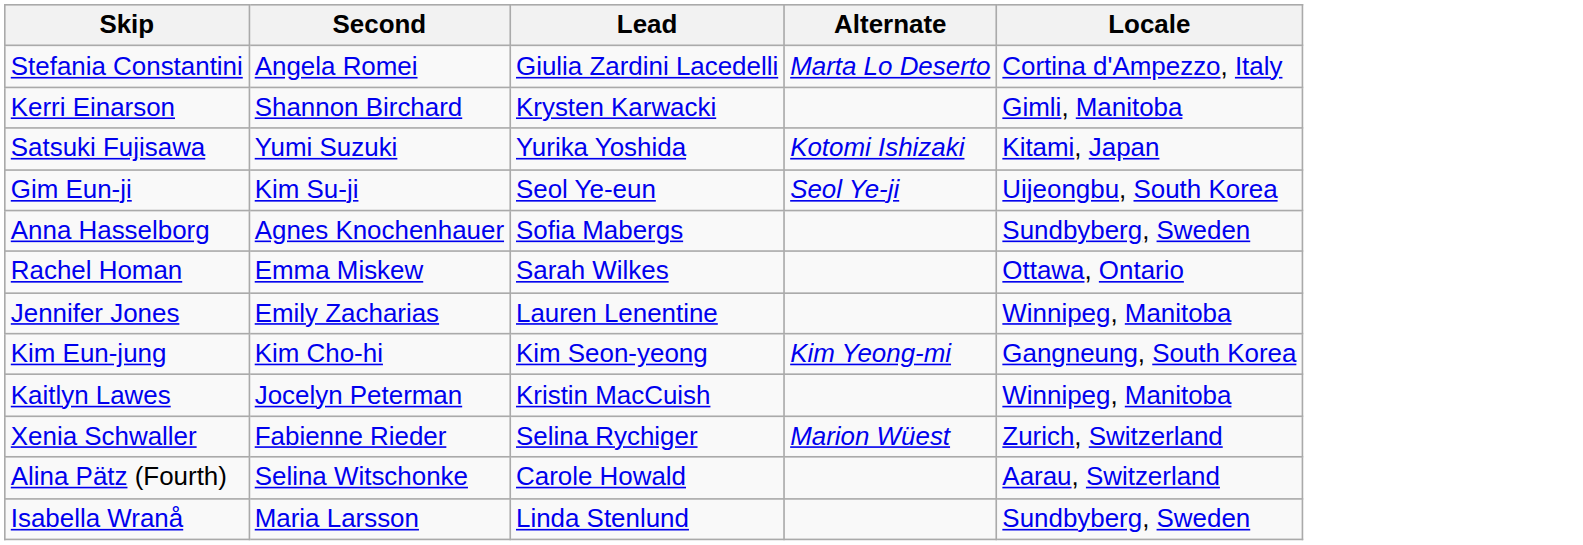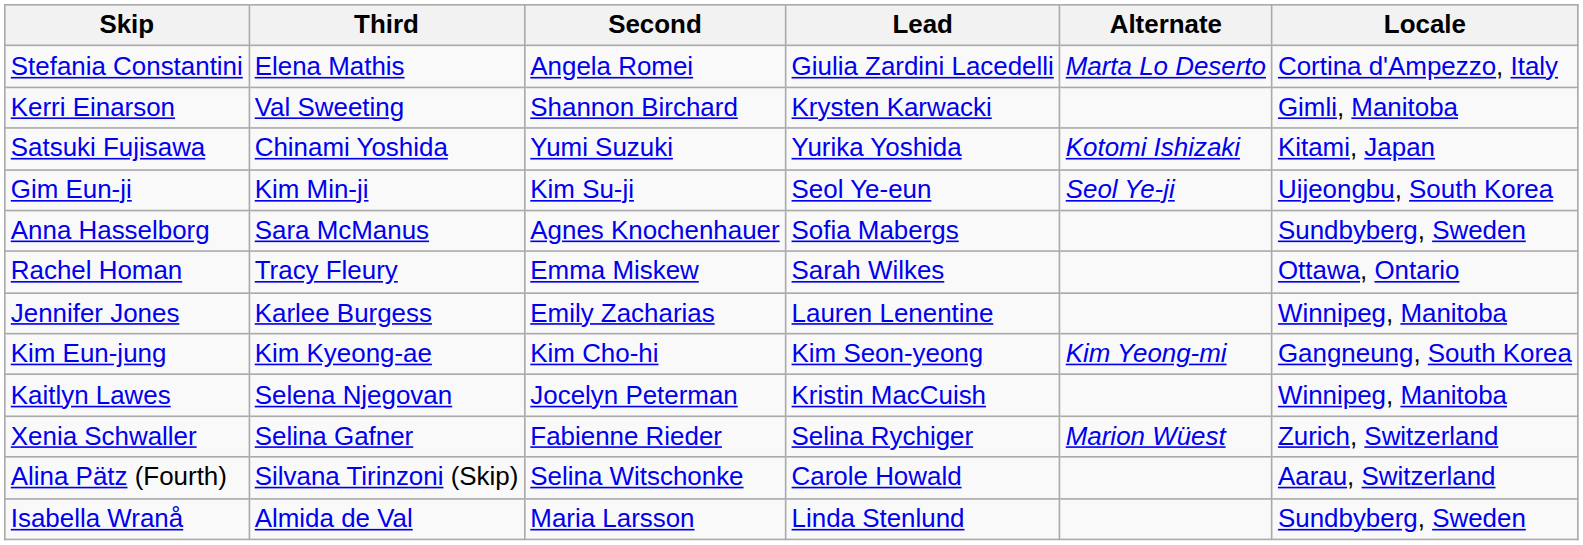+ column: (387, 25)
